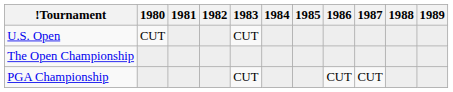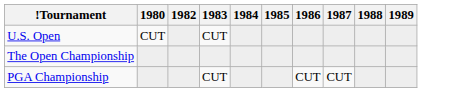- column: (184, 15)
